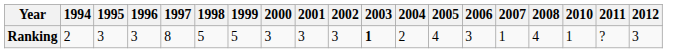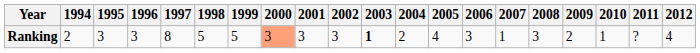+ column: (579, 15)
(268, 36) no background -> (268, 36) lightsalmon background
(536, 36) 4 -> (536, 36) 3
(635, 36) 3 -> (669, 36) 4
